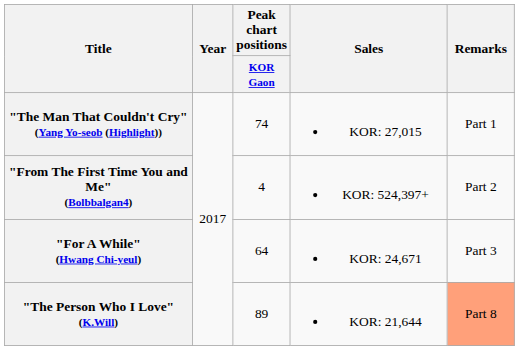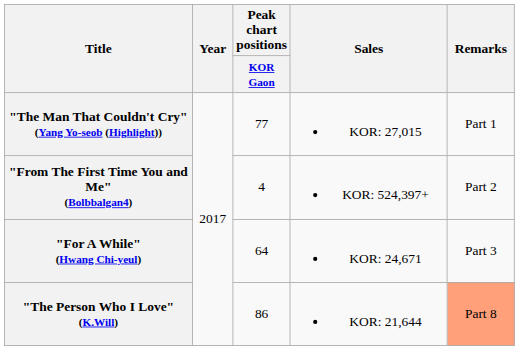(262, 124) 74 -> (262, 124) 77
(262, 314) 89 -> (262, 314) 86
